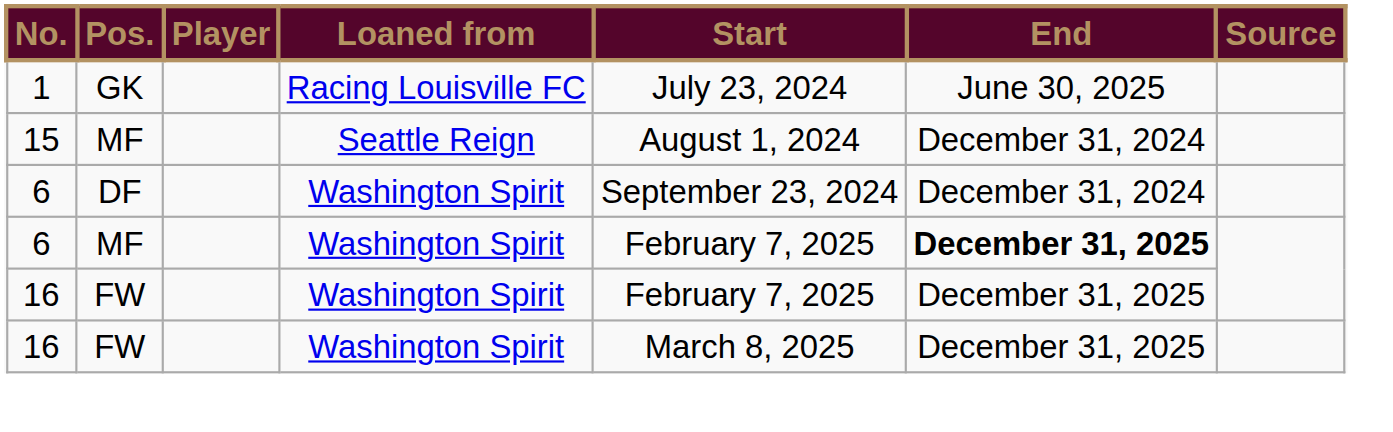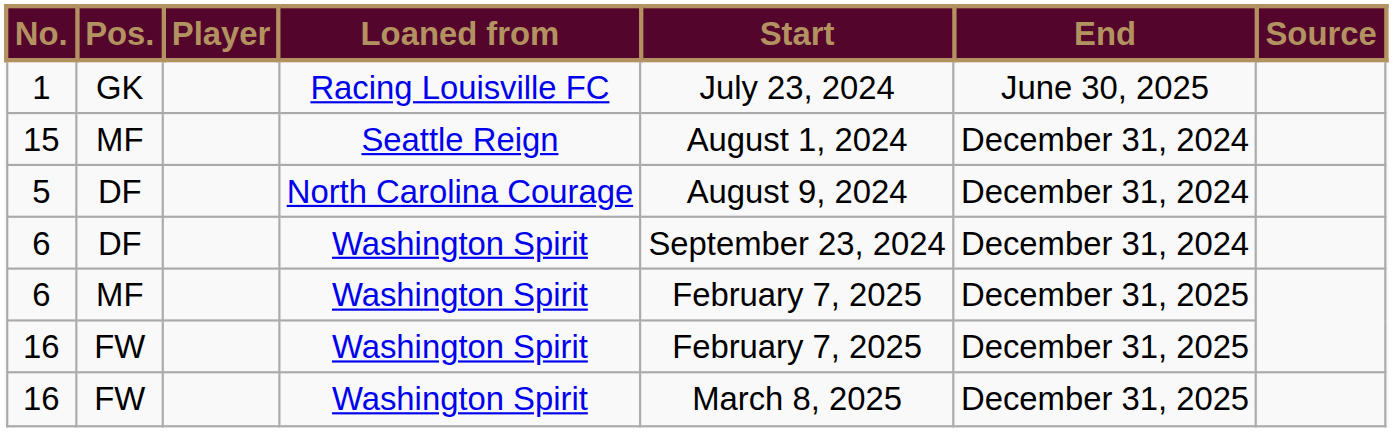+ row: (41, 192)
(1061, 243) bold -> (1105, 295) normal
